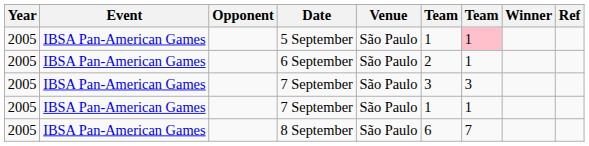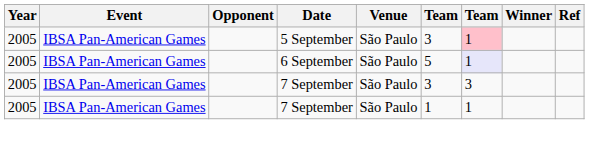(428, 38) 1 -> (428, 38) 3
(428, 61) 2 -> (428, 61) 5
(468, 61) no background -> (468, 61) lavender background
- row: (22, 130)
